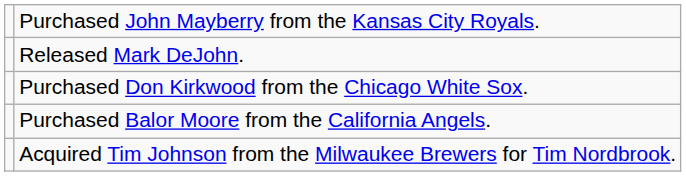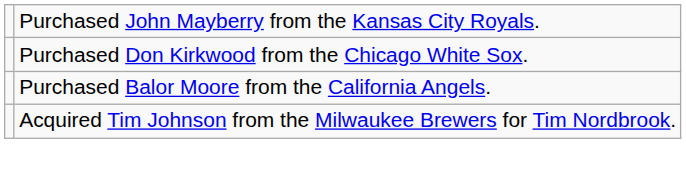- row: (132, 54)
